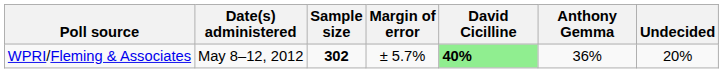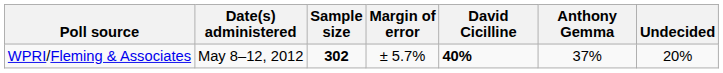(457, 56) lightgreen background -> (457, 56) no background
(587, 56) 36% -> (587, 56) 37%
